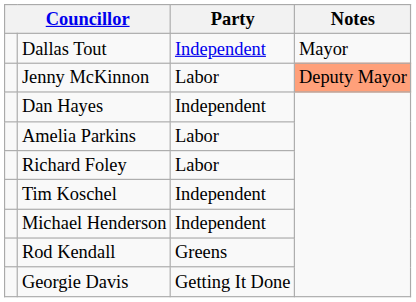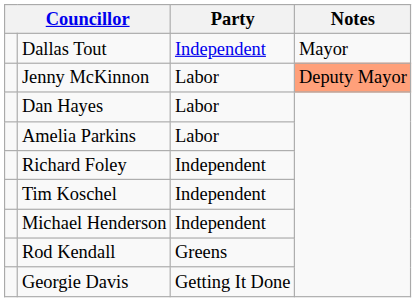(220, 106) Independent -> (197, 106) Labor
(197, 164) Labor -> (220, 164) Independent
